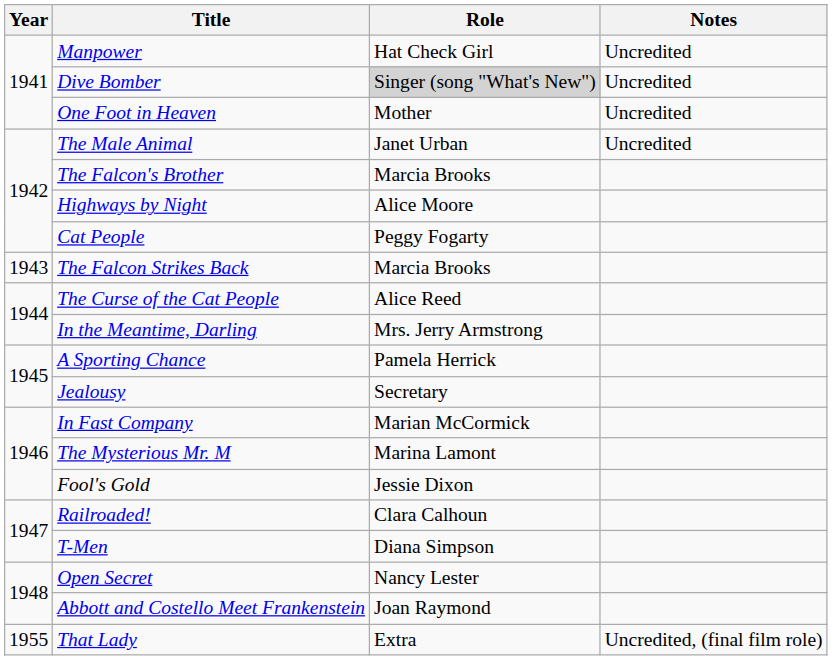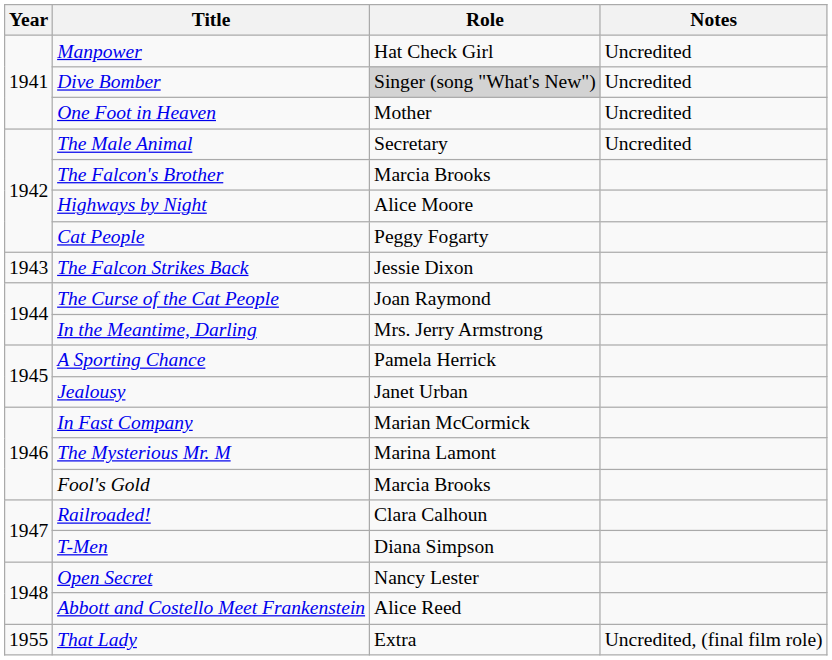(421, 143) Janet Urban -> (411, 143) Secretary
(432, 267) Marcia Brooks -> (424, 267) Jessie Dixon
(418, 298) Alice Reed -> (432, 298) Joan Raymond
(411, 391) Secretary -> (421, 391) Janet Urban
(424, 484) Jessie Dixon -> (432, 484) Marcia Brooks
(432, 608) Joan Raymond -> (418, 608) Alice Reed
